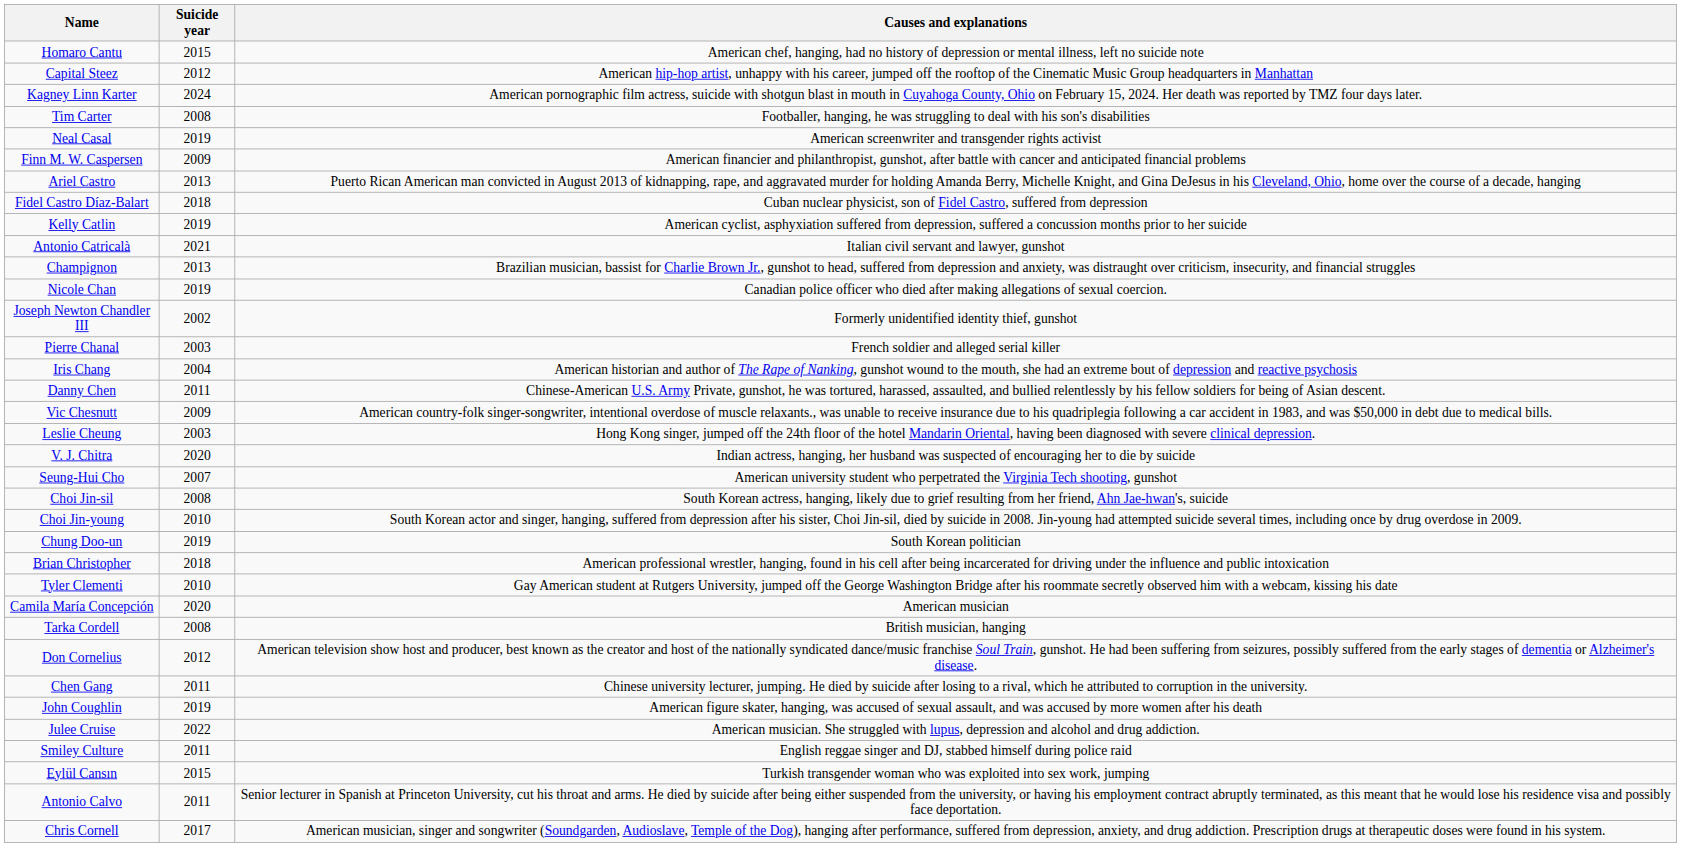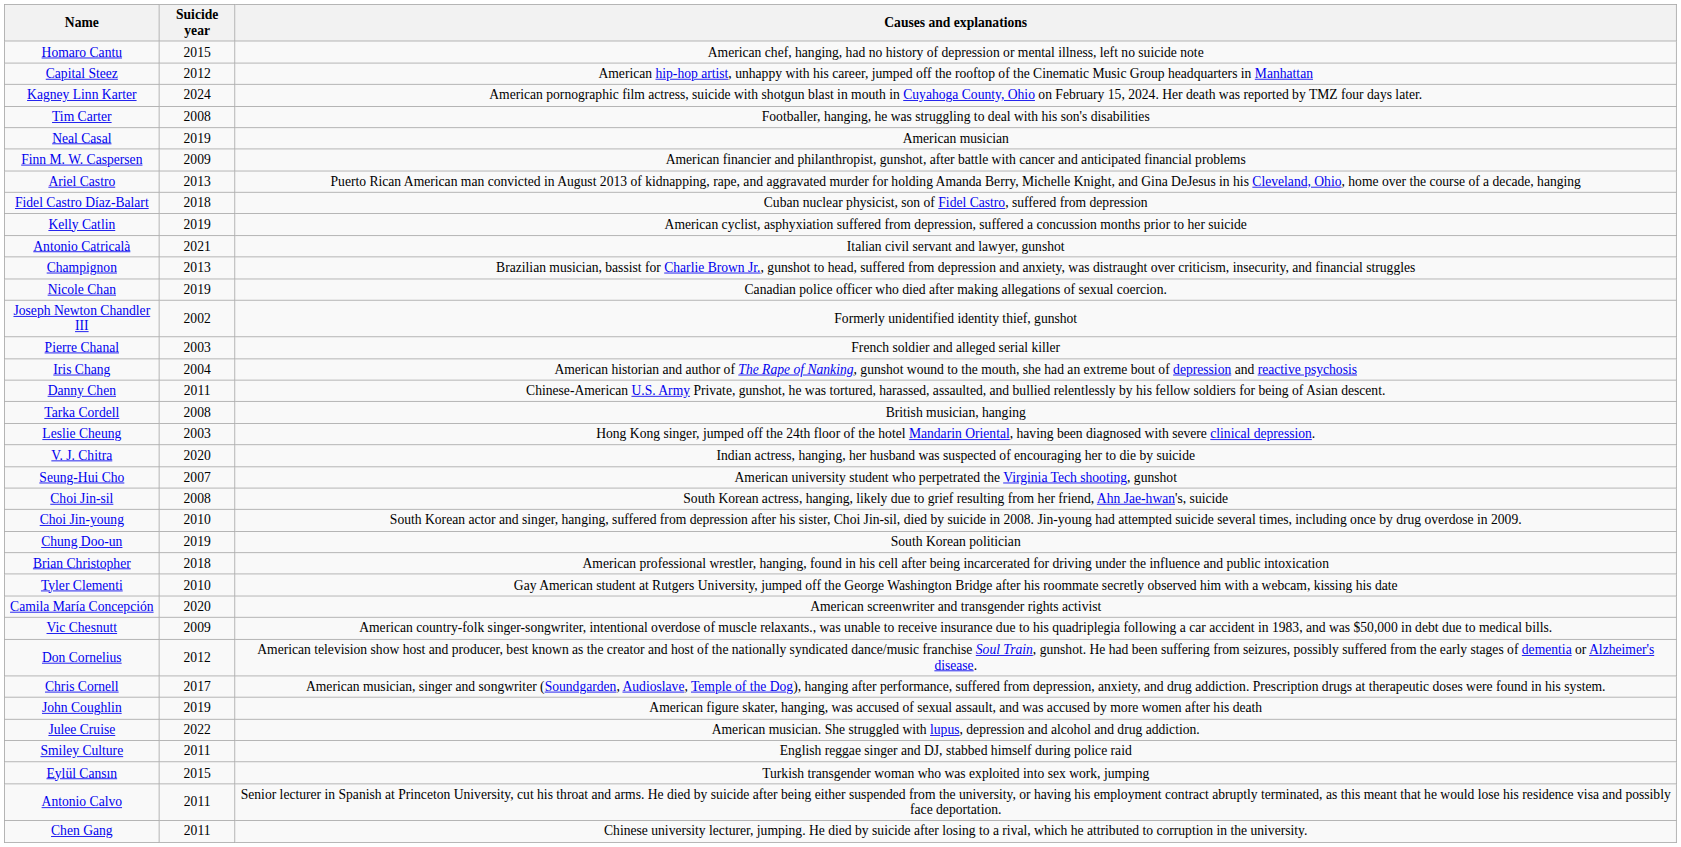(956, 138) American screenwriter and transgender rights activist -> (956, 138) American musician
rows swapped: (82, 412) <-> (82, 628)
(956, 606) American musician -> (956, 606) American screenwriter and transgender rights activist
rows swapped: (82, 831) <-> (82, 686)
